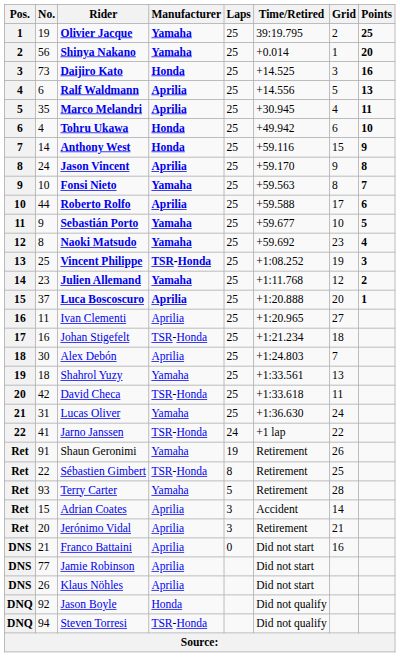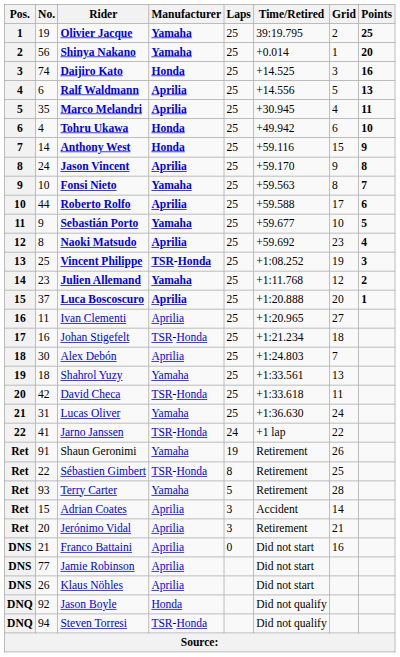(44, 71) 73 -> (44, 71) 74
(172, 242) Yamaha -> (169, 242) Aprilia
